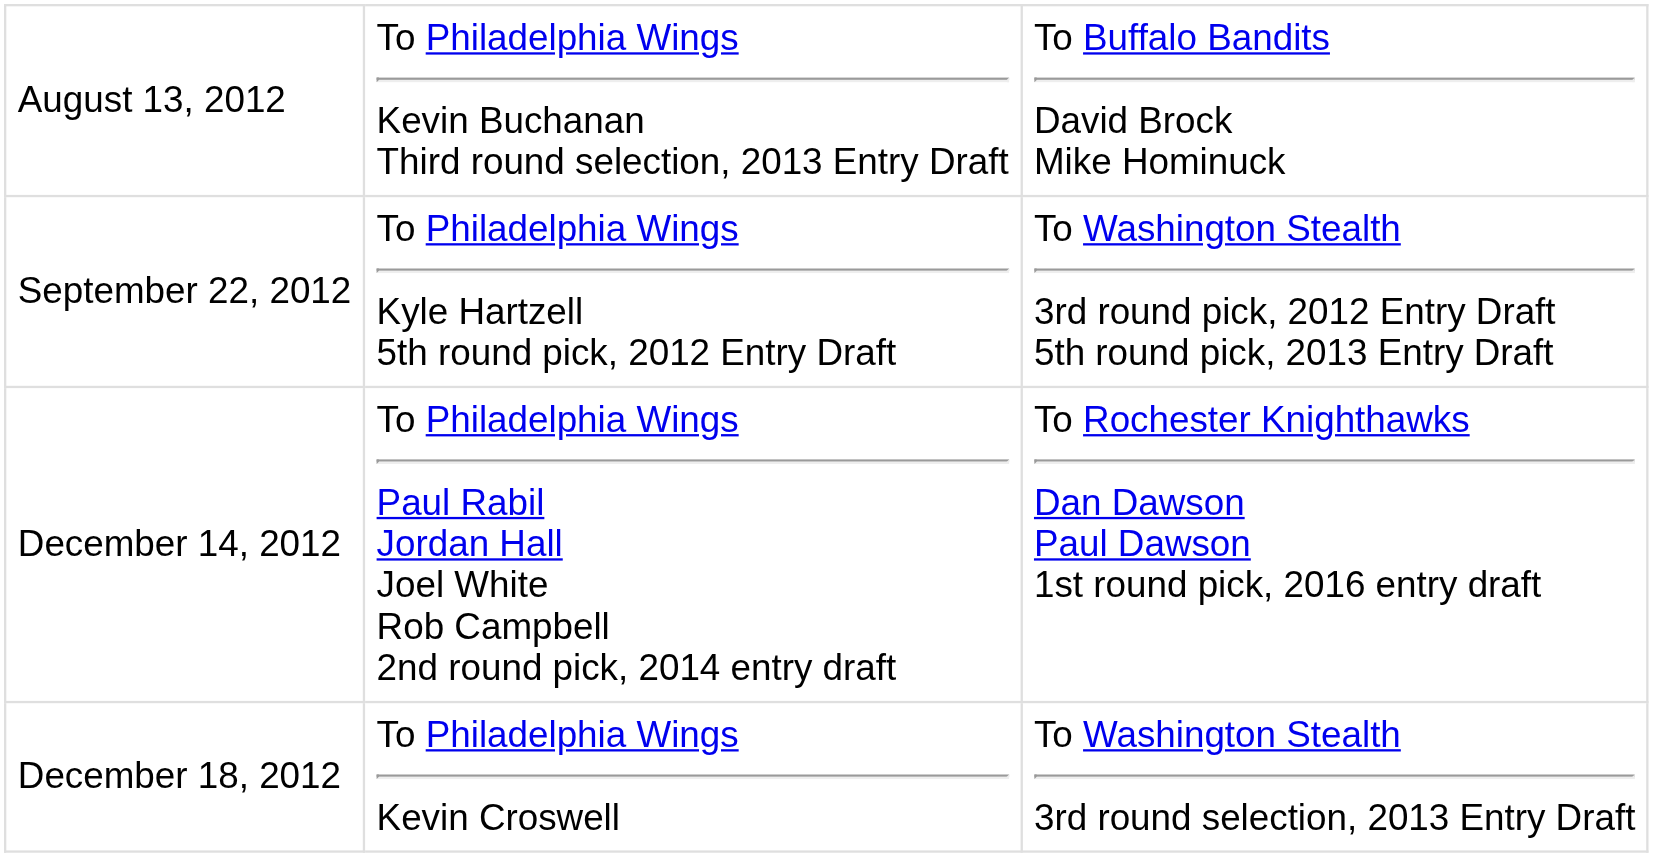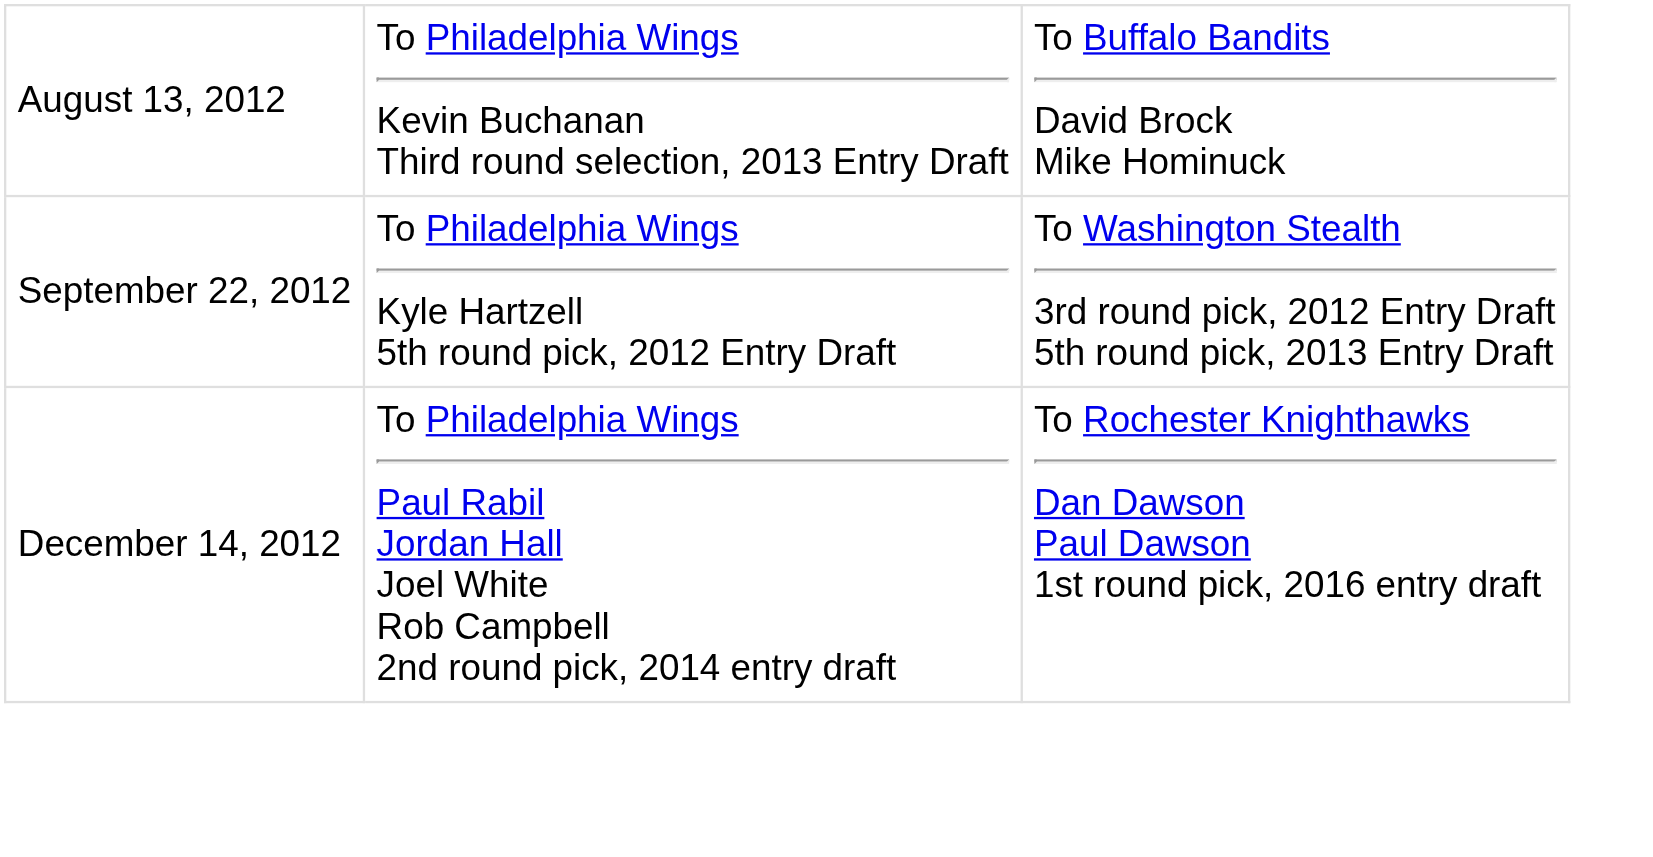- row: (179, 776)
